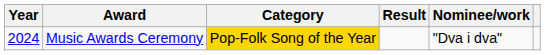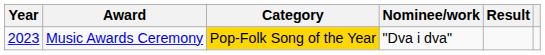columns swapped: (481, 15) <-> (404, 15)
(24, 38) 2024 -> (24, 38) 2023
